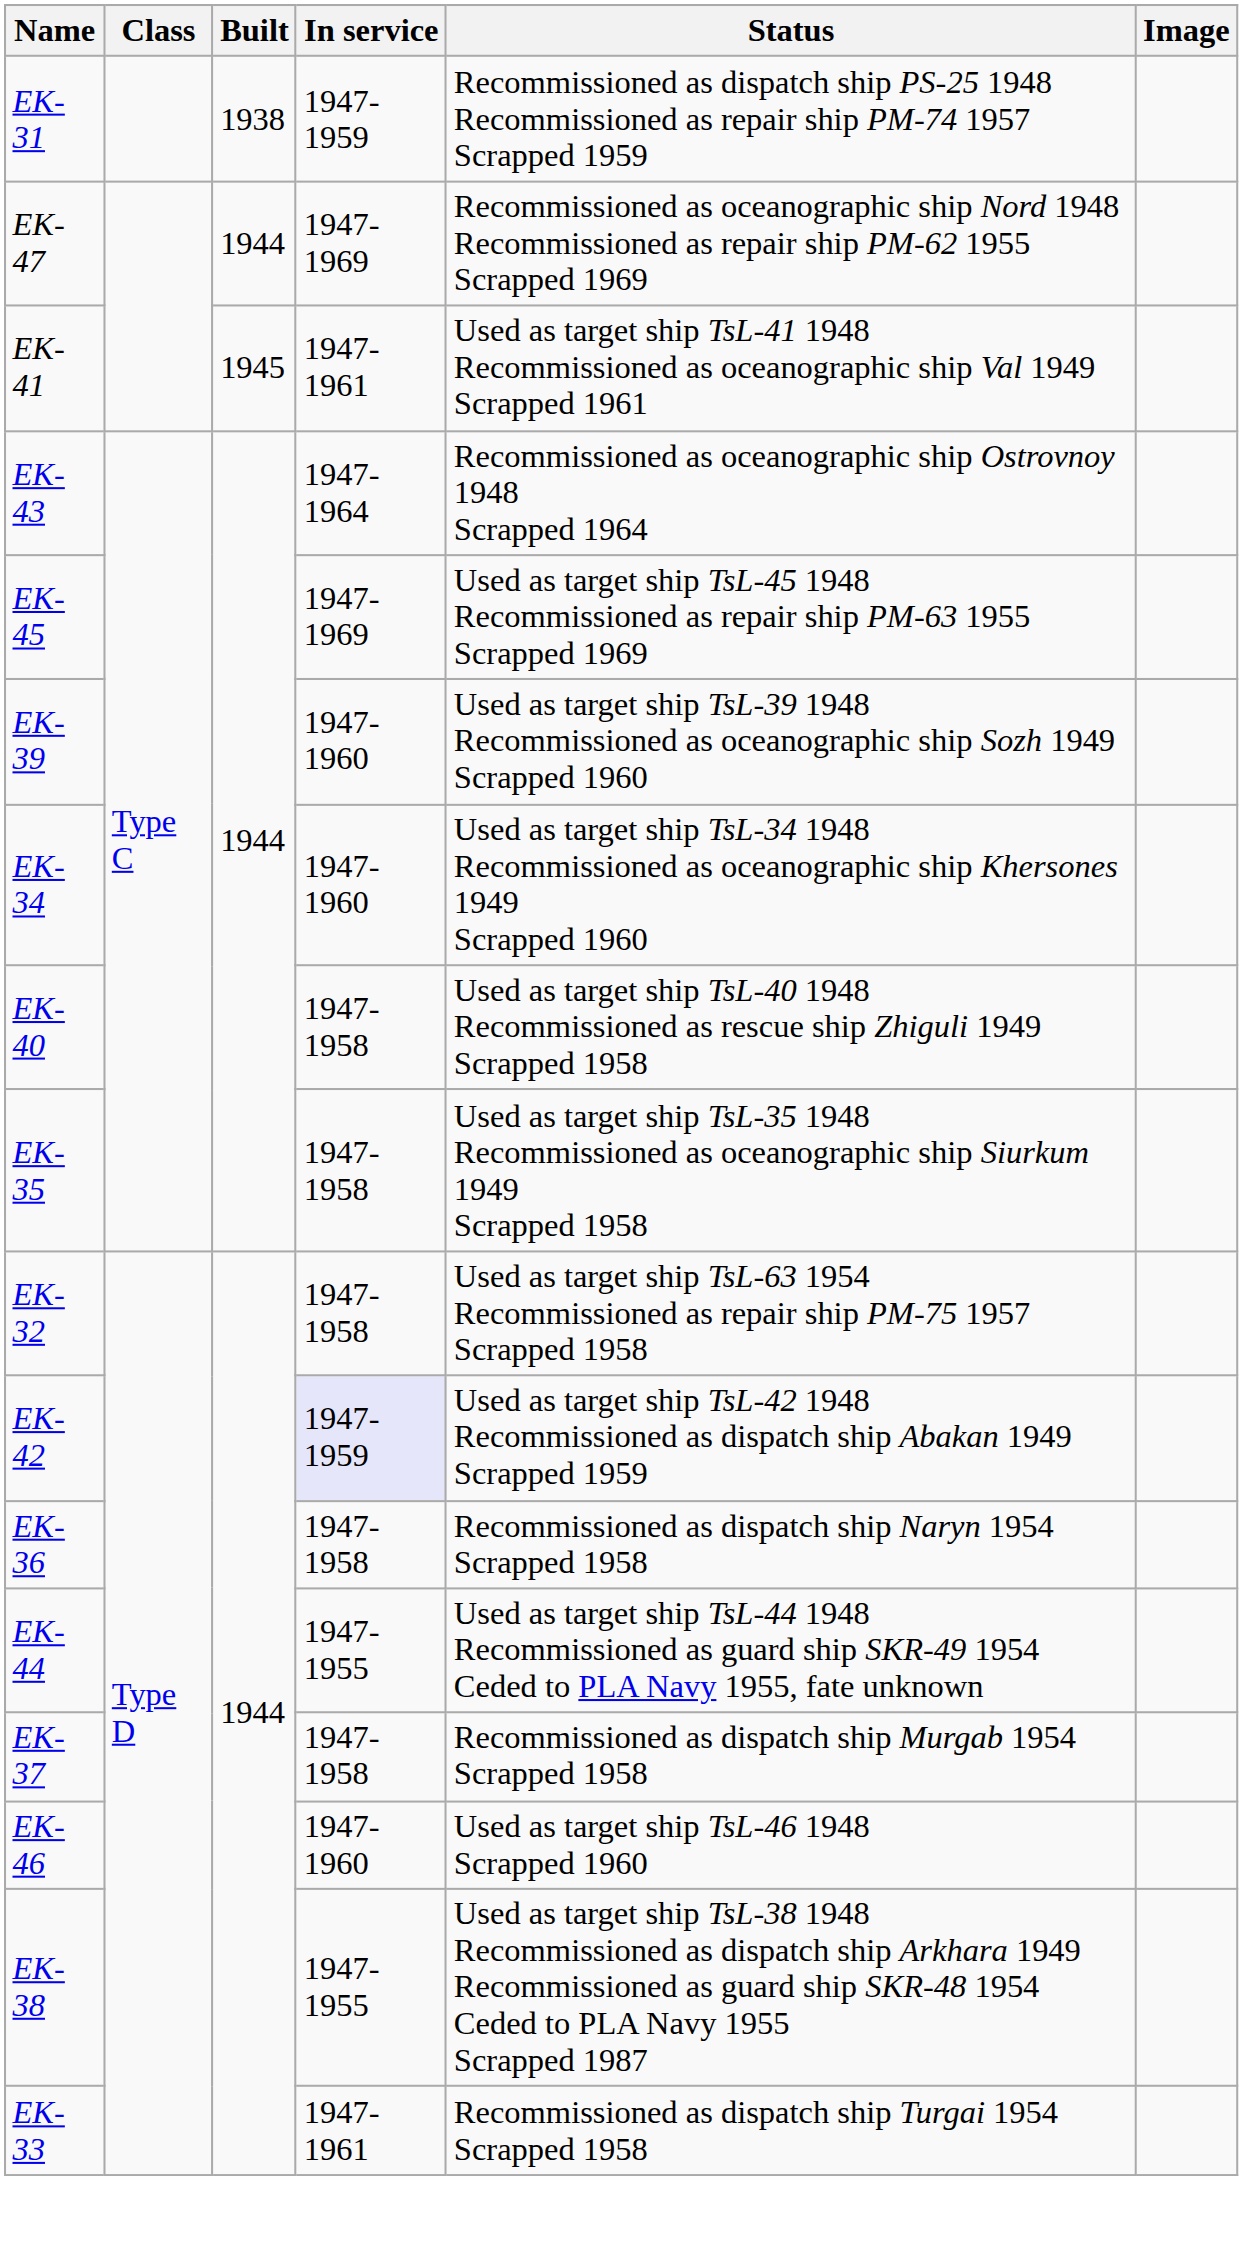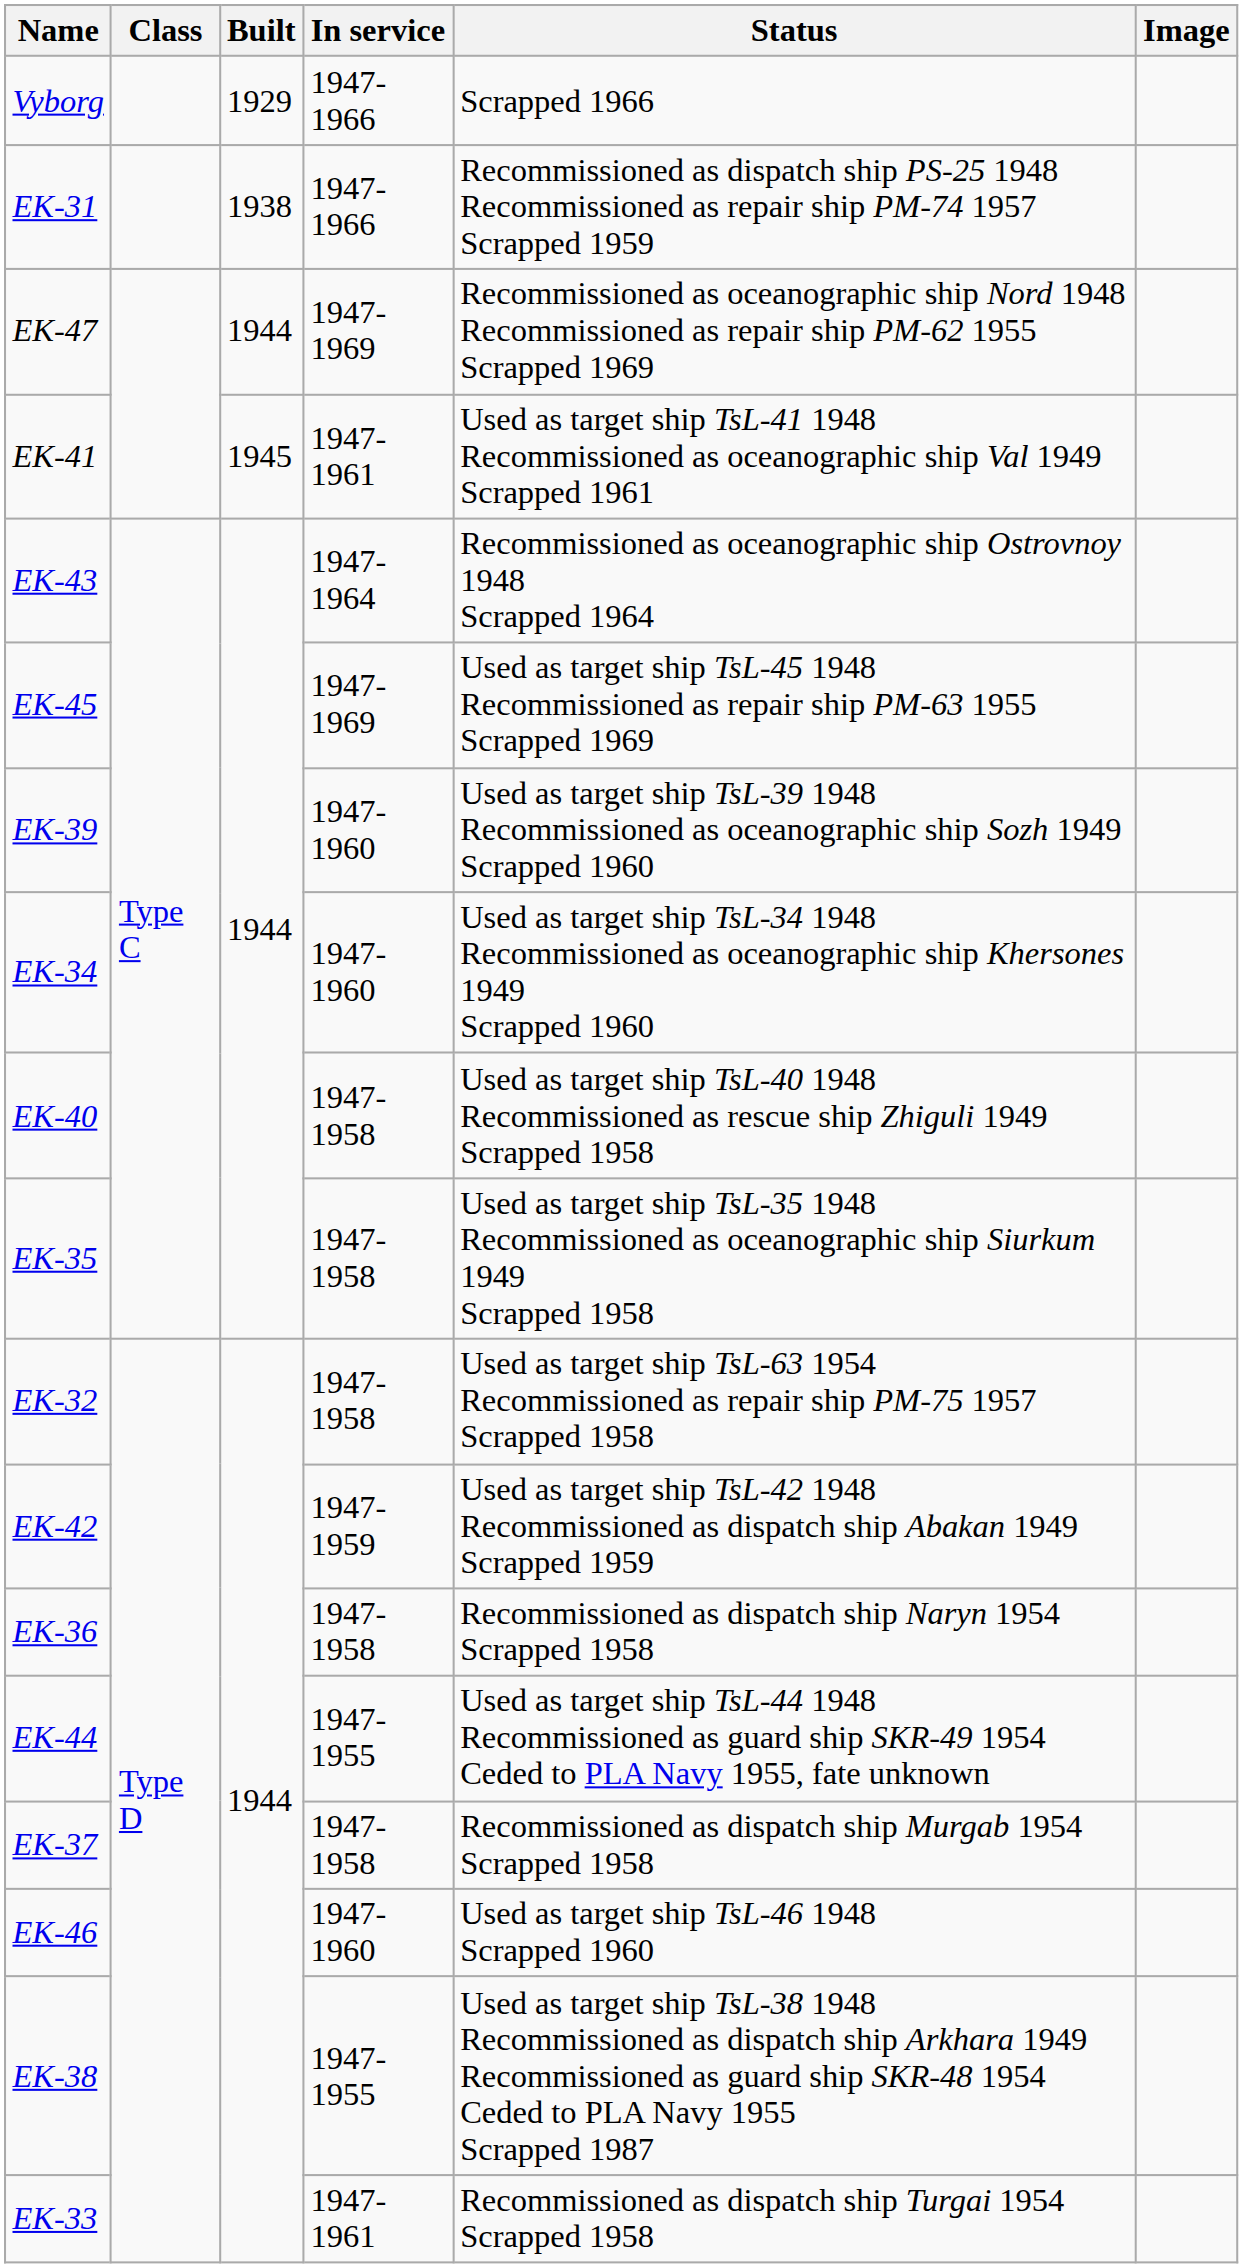+ row: (58, 100)
(342, 118) 1947-1959 -> (348, 206) 1947-1966
(342, 1437) lavender background -> (348, 1525) no background
